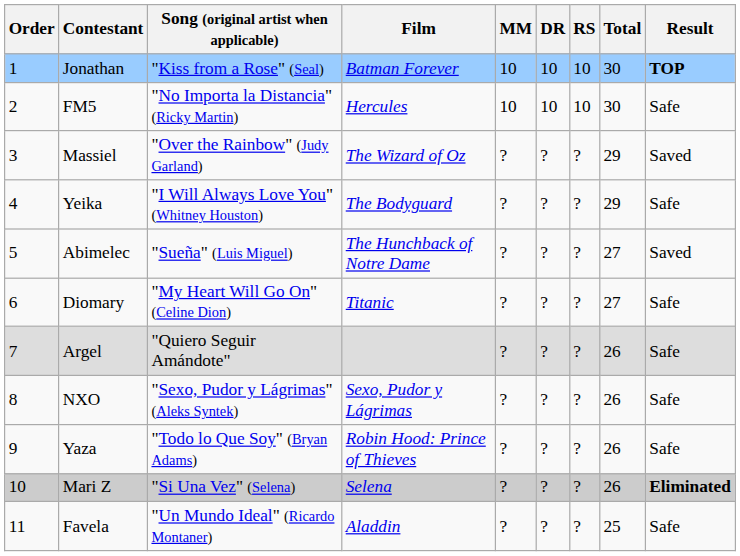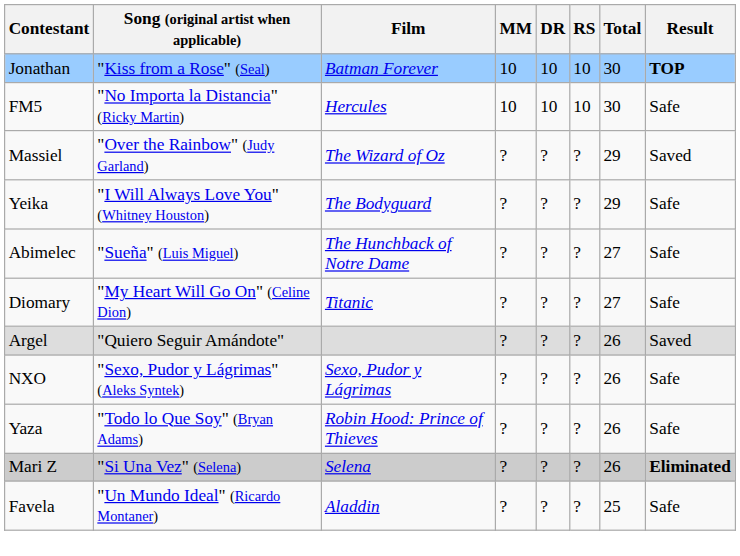- column: (32, 29)
(670, 253) Saved -> (665, 253) Safe
(665, 351) Safe -> (670, 341) Saved
